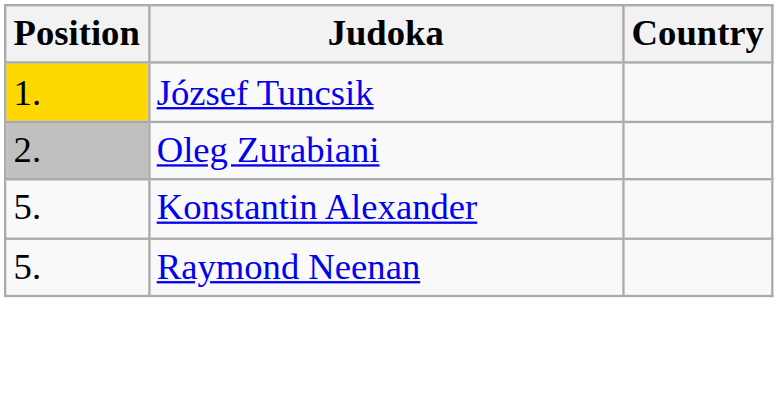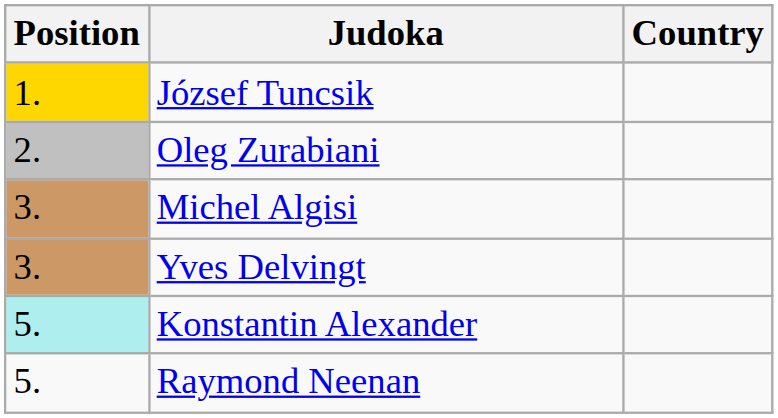+ row: (257, 207)
+ row: (261, 265)
(27, 207) no background -> (27, 324) paleturquoise background
